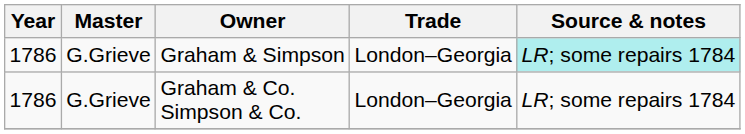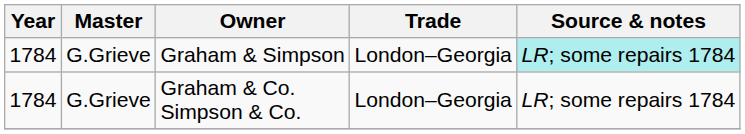(33, 54) 1786 -> (33, 54) 1784
(33, 100) 1786 -> (33, 100) 1784
